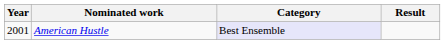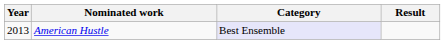(18, 30) 2001 -> (18, 30) 2013
